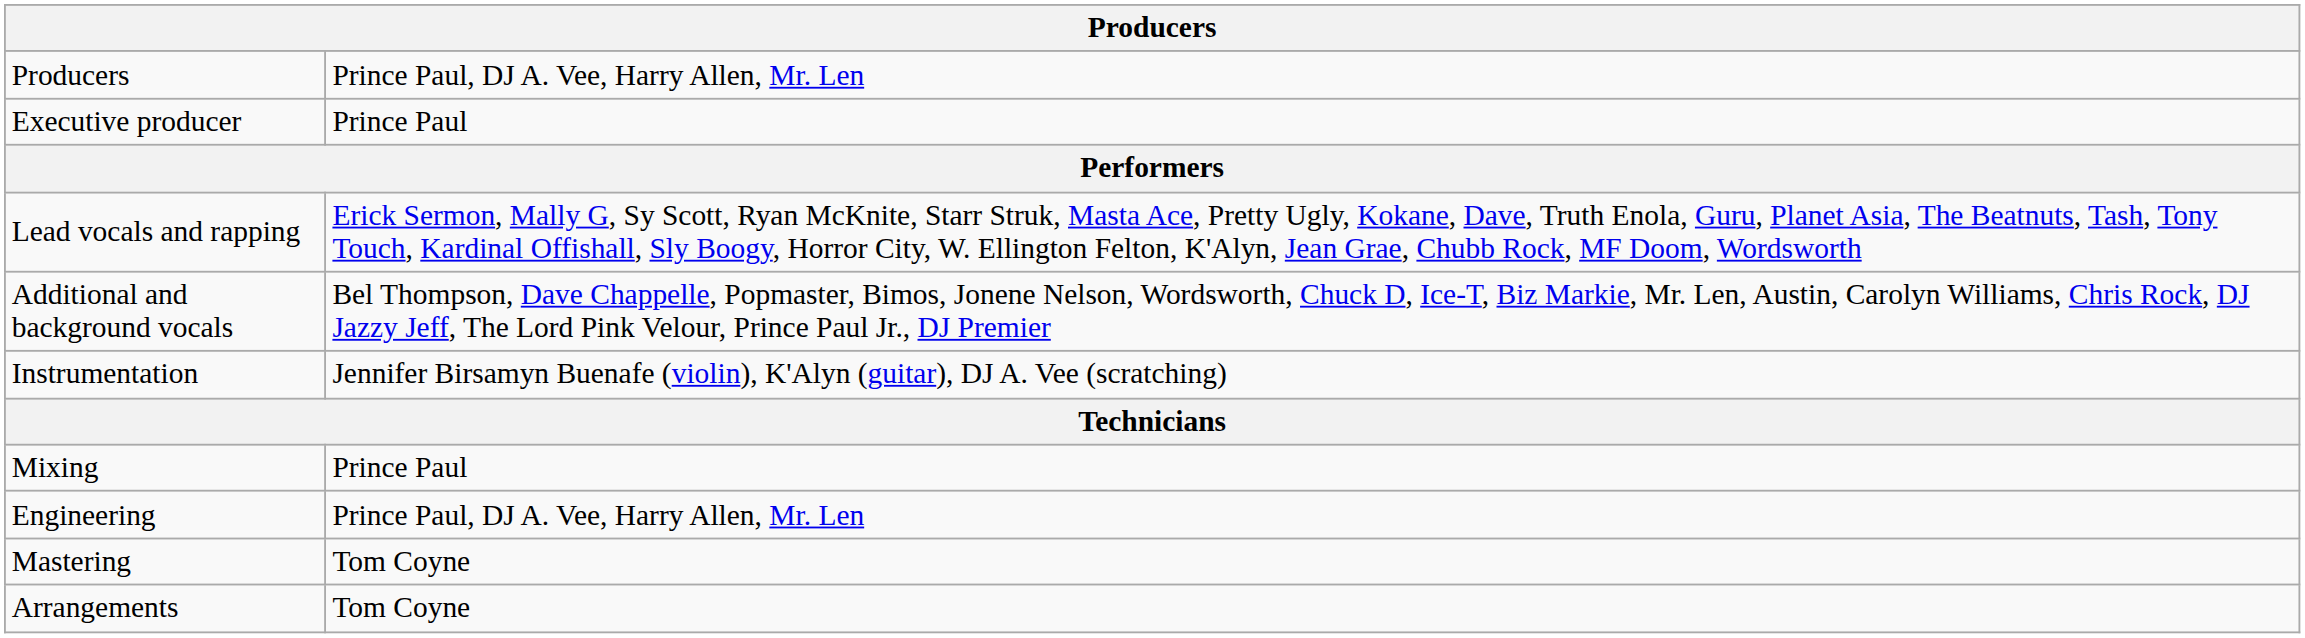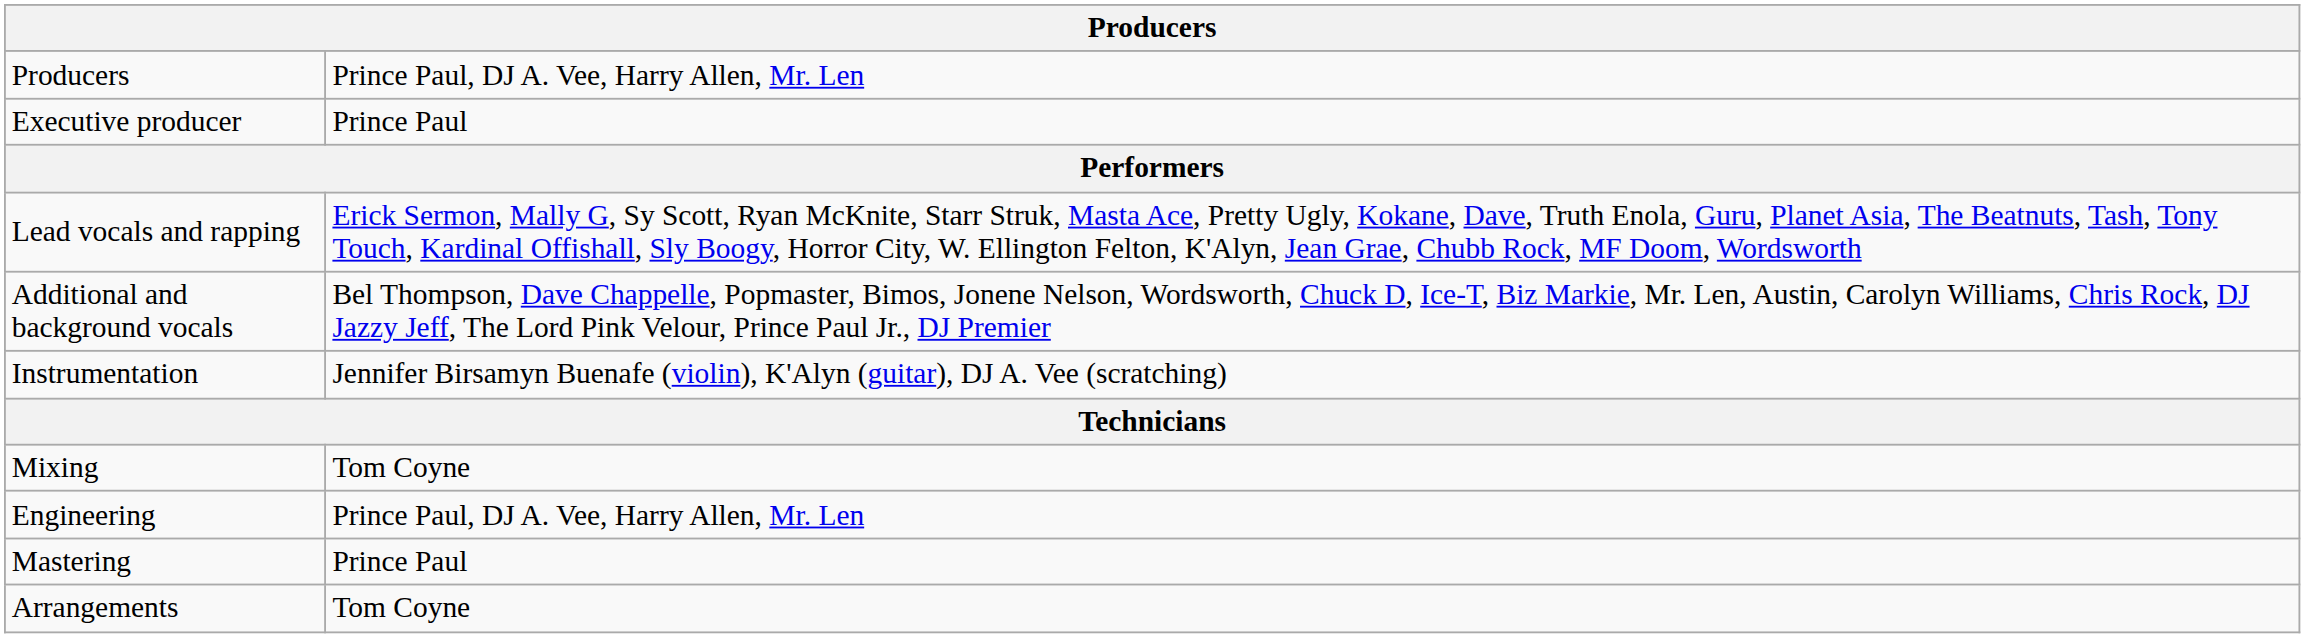(400, 467) Prince Paul -> (401, 467) Tom Coyne
(401, 560) Tom Coyne -> (400, 560) Prince Paul
